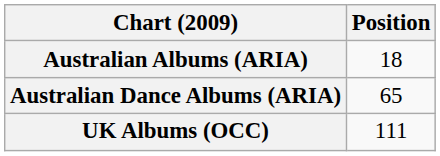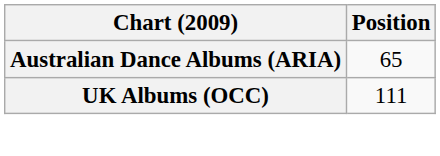- row: (176, 58)
